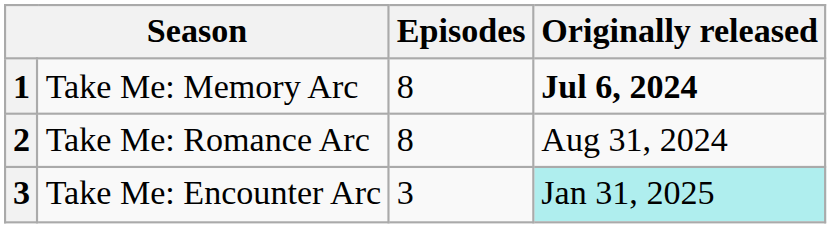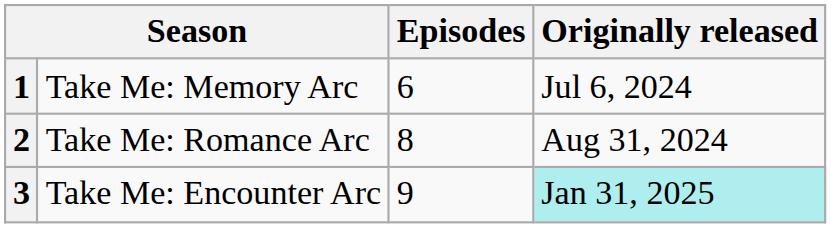(405, 85) 8 -> (405, 85) 6
(619, 85) bold -> (617, 85) normal
(405, 193) 3 -> (405, 193) 9
